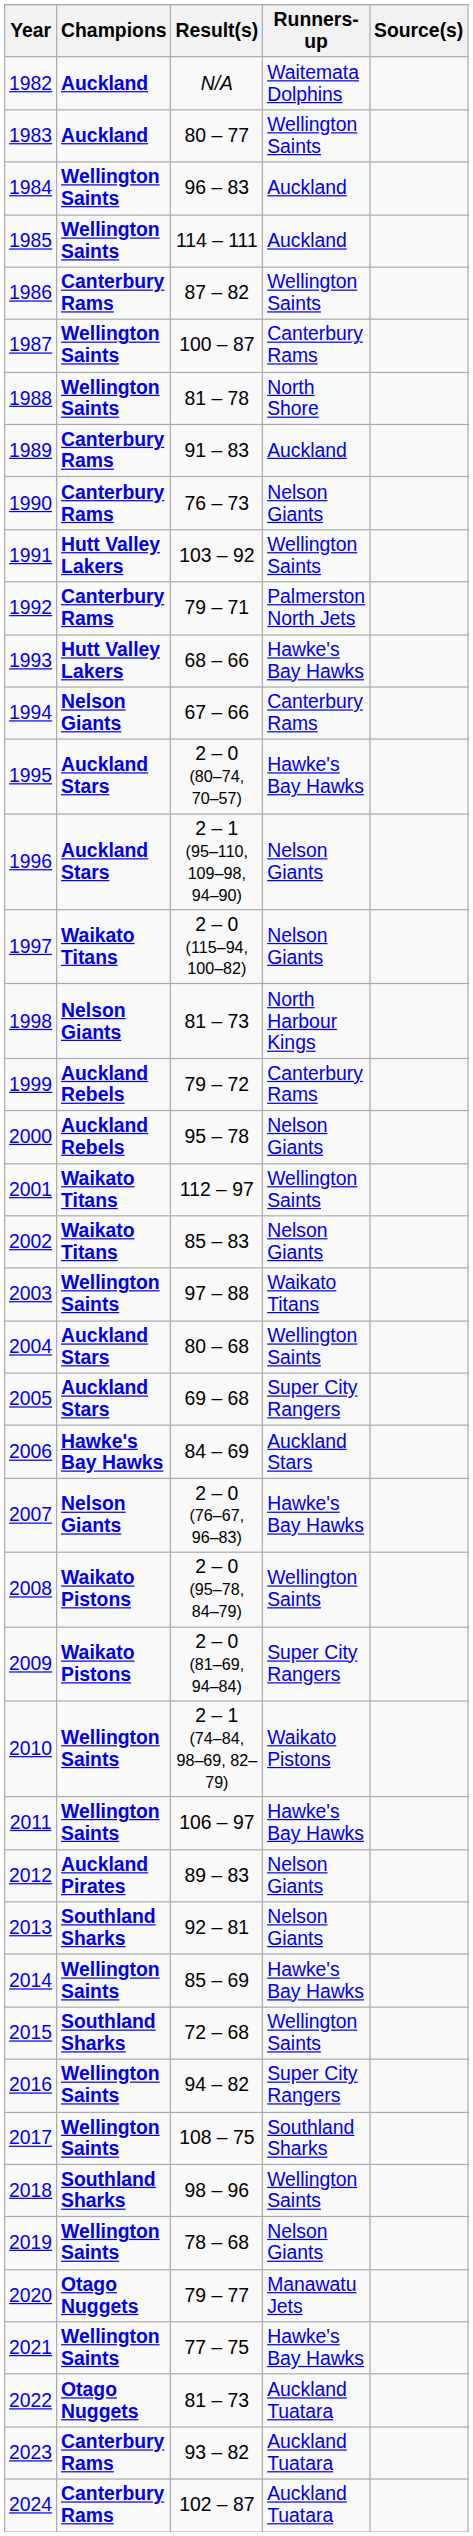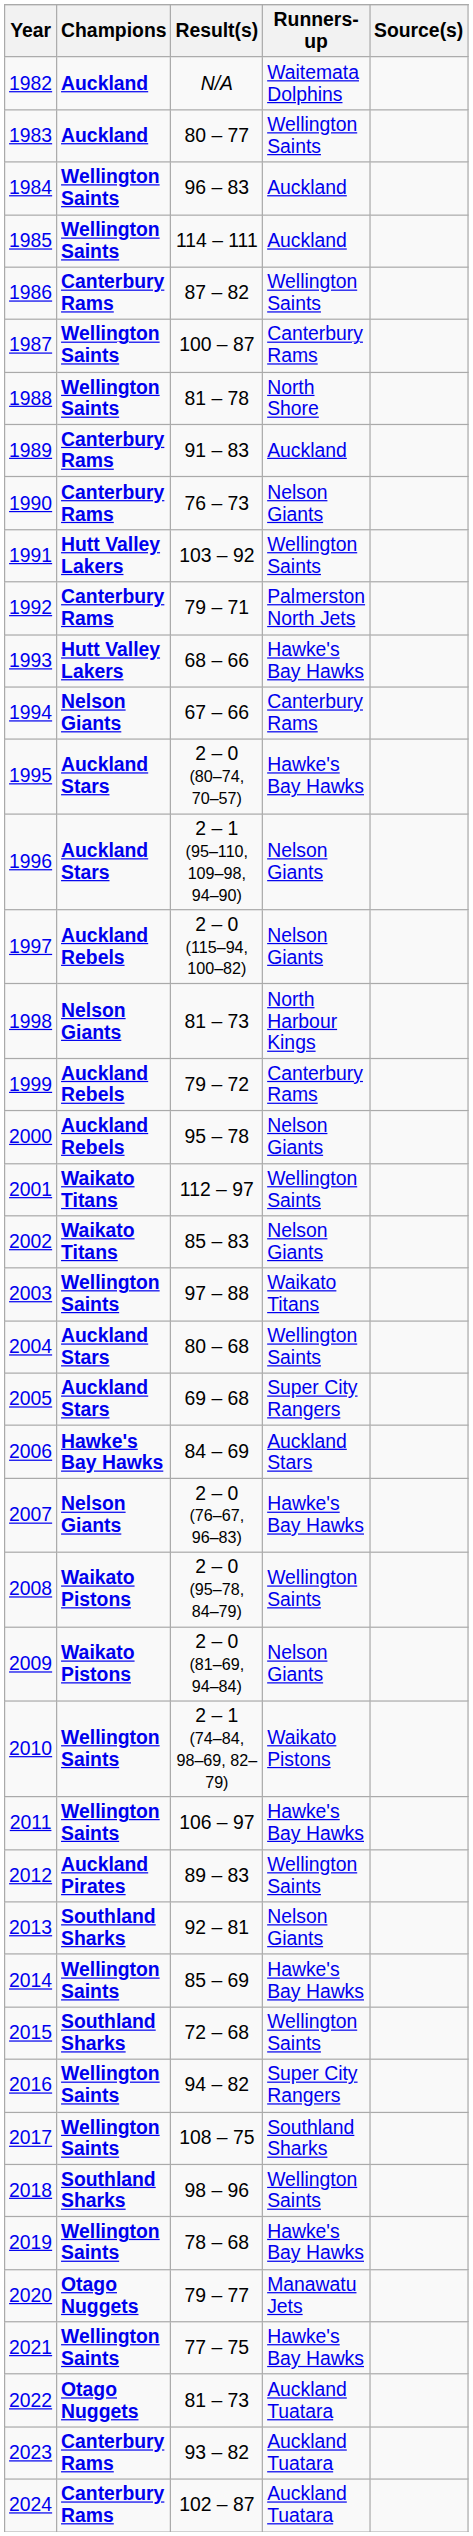(98, 946) Waikato Titans -> (105, 946) Auckland Rebels
(312, 1663) Super City Rangers -> (297, 1663) Nelson Giants
(297, 1875) Nelson Giants -> (312, 1875) Wellington Saints
(297, 2242) Nelson Giants -> (316, 2242) Hawke's Bay Hawks
